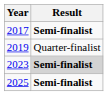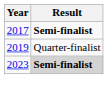- row: (18, 82)
